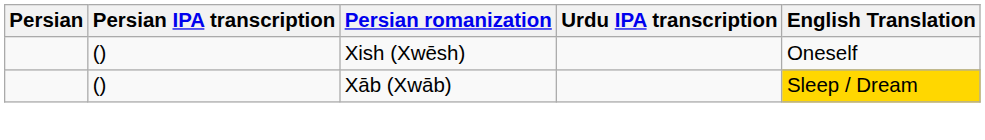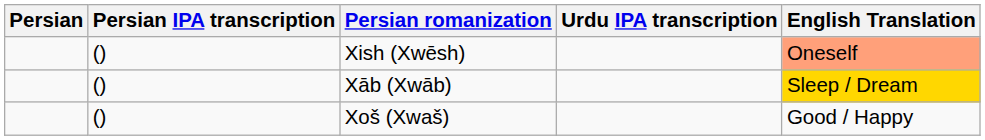(822, 53) no background -> (822, 53) lightsalmon background
+ row: (397, 118)
